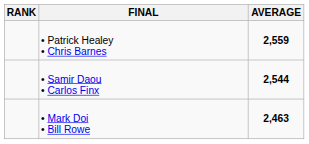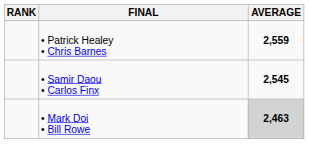(276, 79) 2,544 -> (276, 79) 2,545
(276, 118) no background -> (276, 118) lightgrey background
